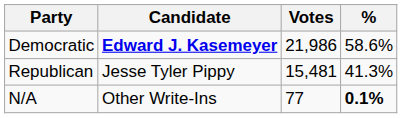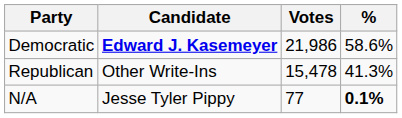(168, 71) Jesse Tyler Pippy -> (159, 71) Other Write-Ins
(311, 71) 15,481 -> (311, 71) 15,478
(159, 98) Other Write-Ins -> (168, 98) Jesse Tyler Pippy
